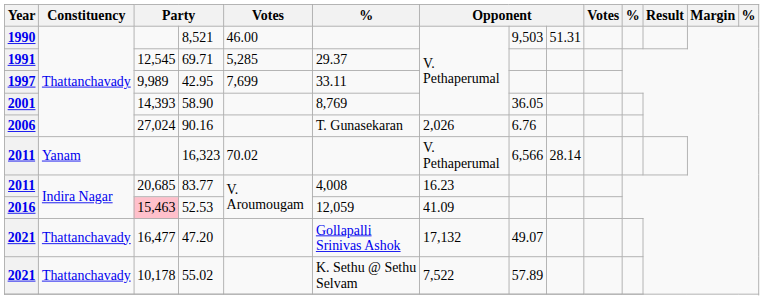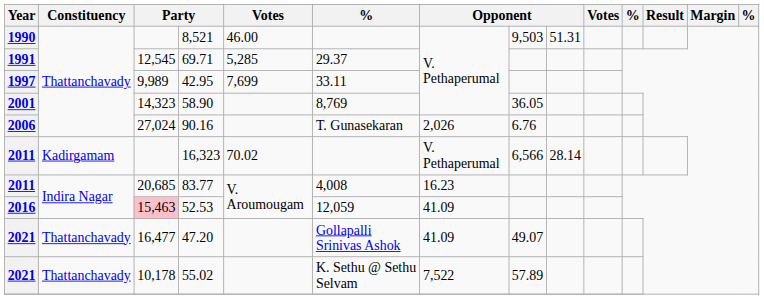(156, 103) 14,393 -> (156, 103) 14,323
(61, 155) Yanam -> (78, 155) Kadirgamam
(442, 237) 17,132 -> (439, 237) 41.09
